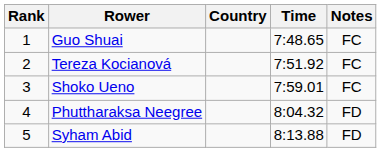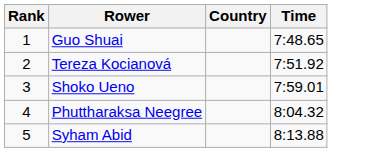- column: (352, 16)
